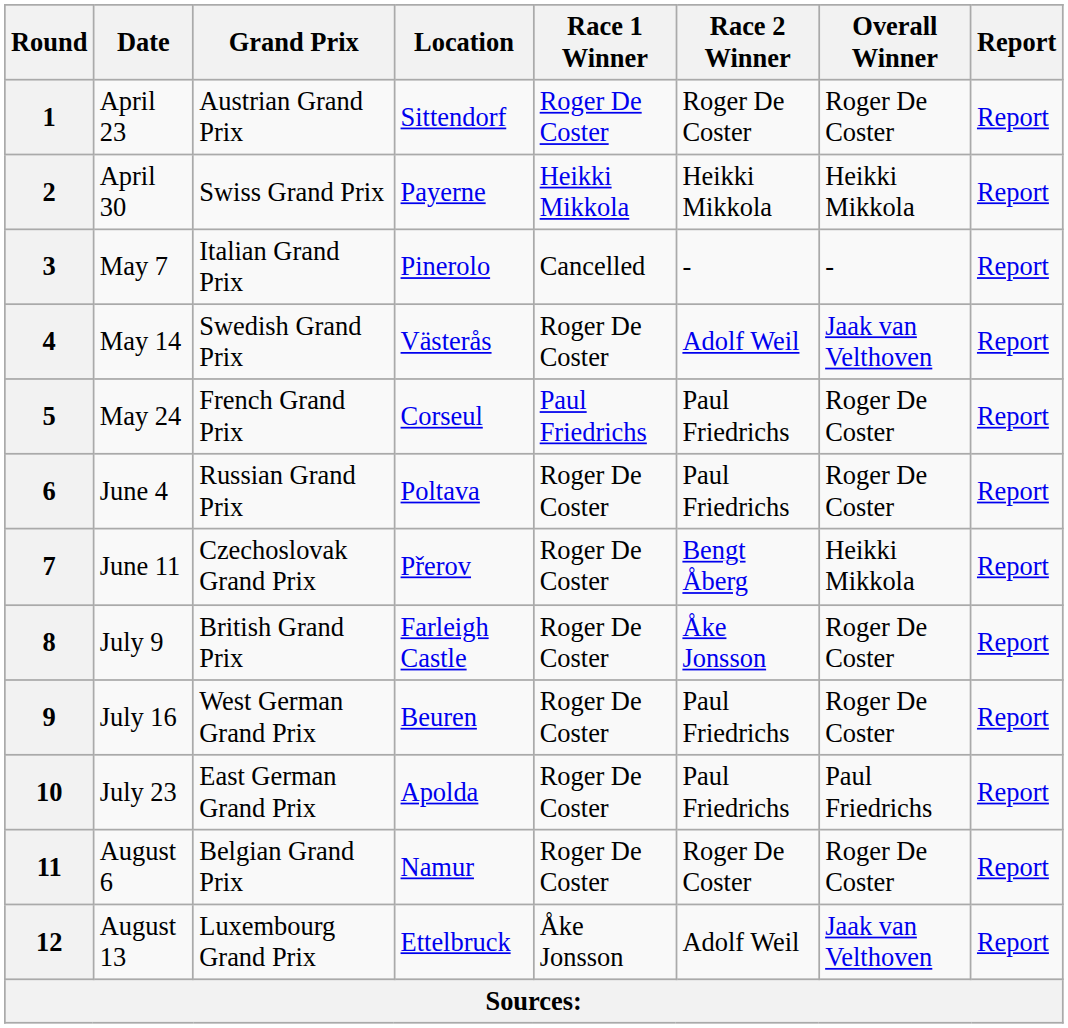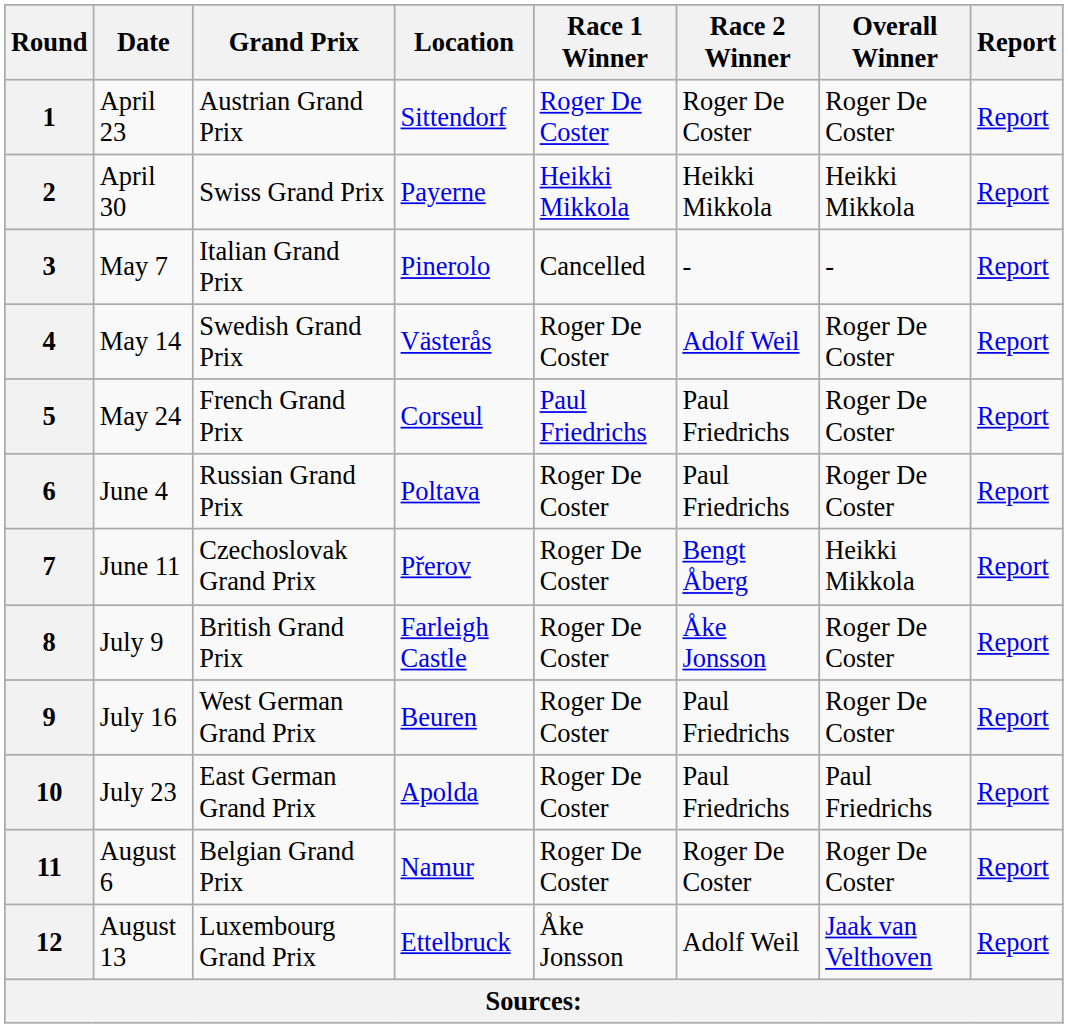(879, 341) Jaak van Velthoven -> (876, 341) Roger De Coster
